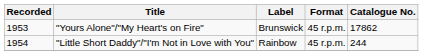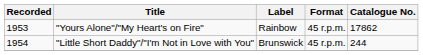(281, 27) Brunswick -> (278, 27) Rainbow
(278, 43) Rainbow -> (281, 43) Brunswick
